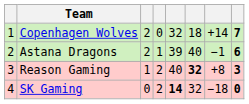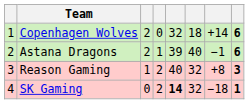(237, 33) 7 -> (237, 33) 6
(195, 70) bold -> (195, 70) normal
(237, 89) 0 -> (237, 89) 1
